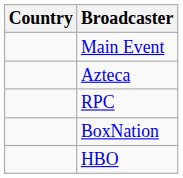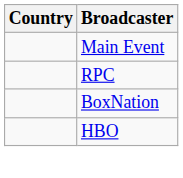- row: (106, 74)
